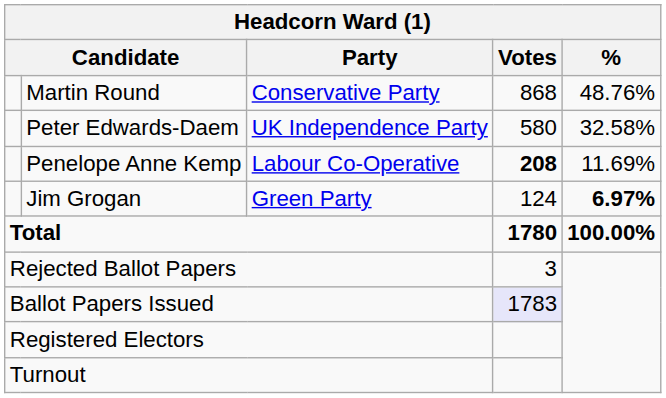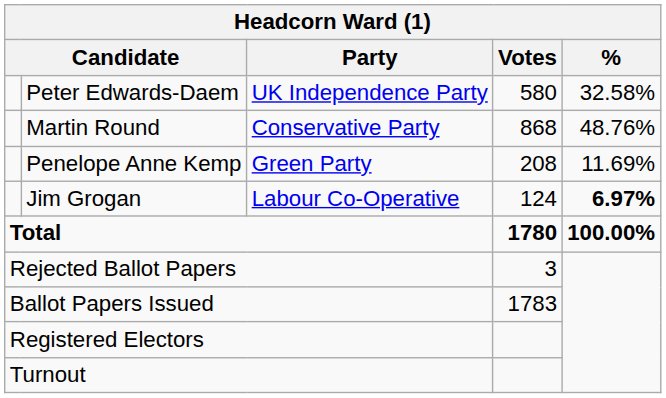rows swapped: (93, 92) <-> (133, 127)
(356, 163) Labour Co-Operative -> (312, 163) Green Party
(538, 163) bold -> (538, 163) normal
(312, 198) Green Party -> (356, 198) Labour Co-Operative
(532, 304) lavender background -> (532, 304) no background
